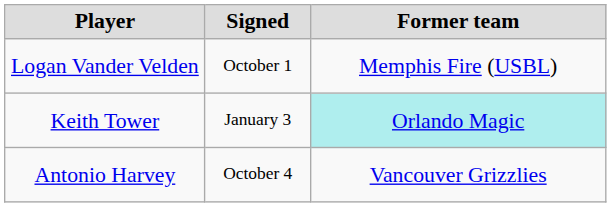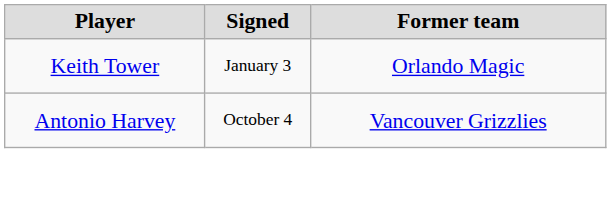- row: (105, 66)
(458, 120) paleturquoise background -> (458, 66) no background
